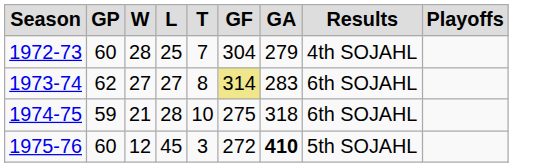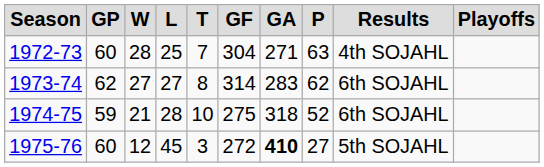+ column: (318, 20)
(281, 51) 279 -> (281, 51) 271
(239, 83) khaki background -> (239, 83) no background
